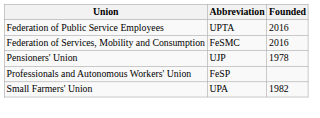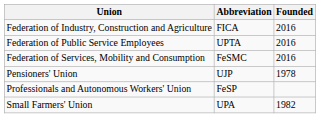+ row: (109, 27)
